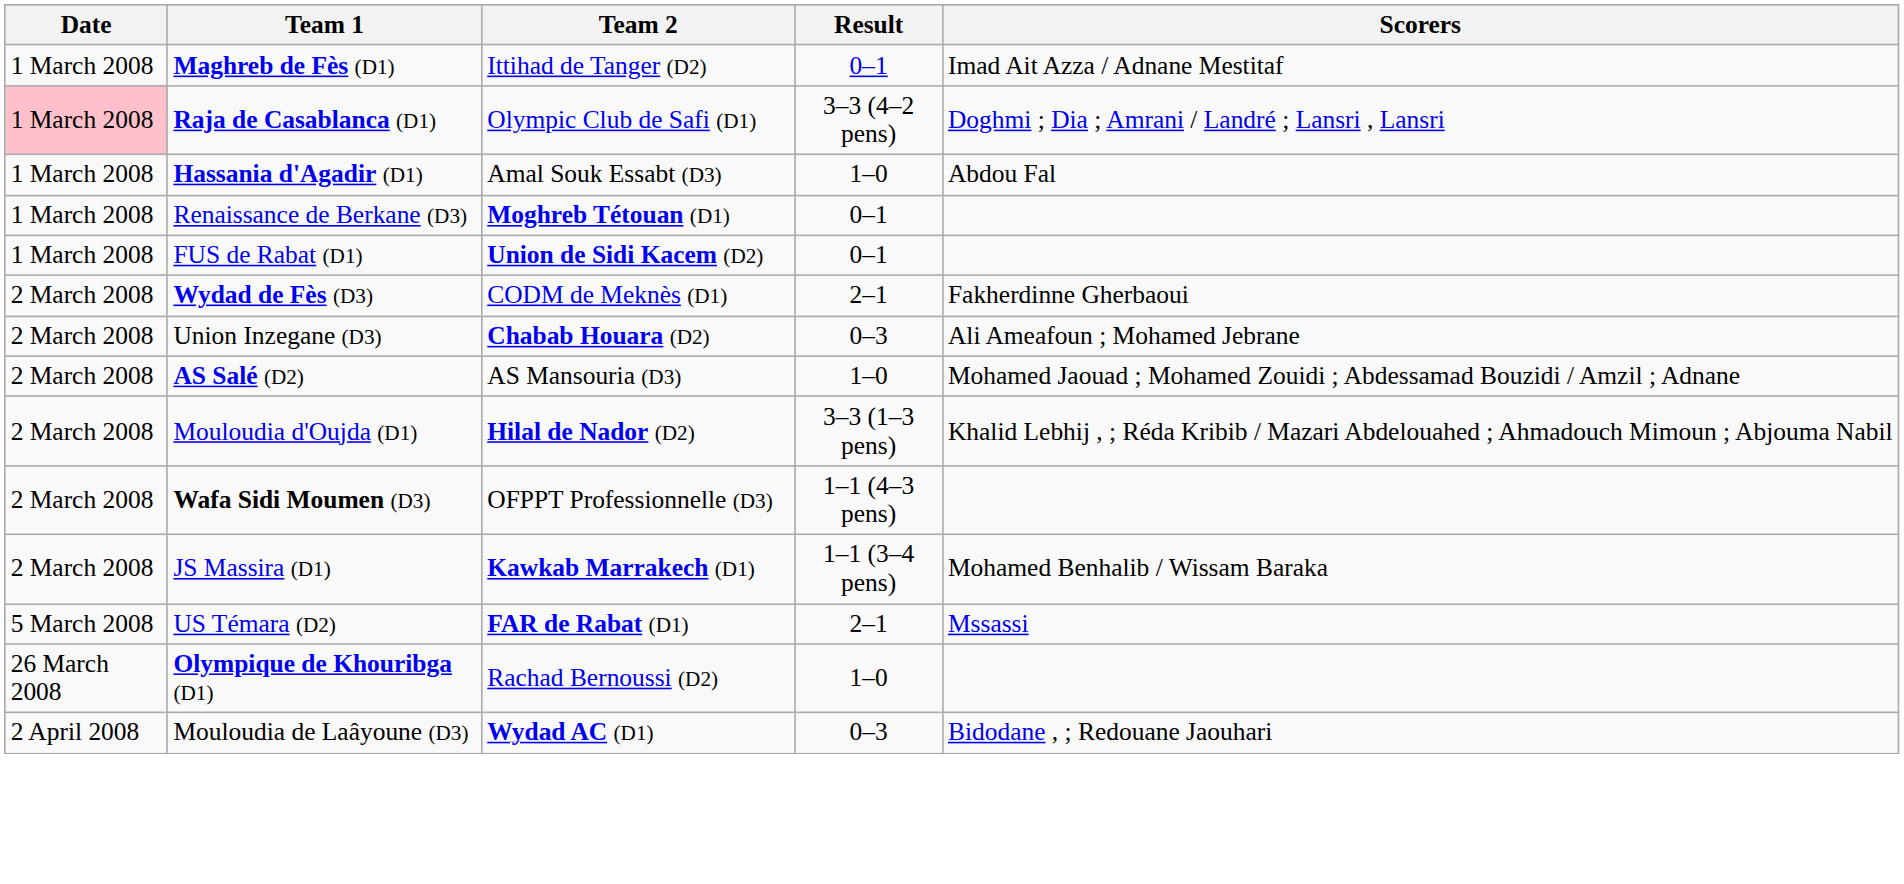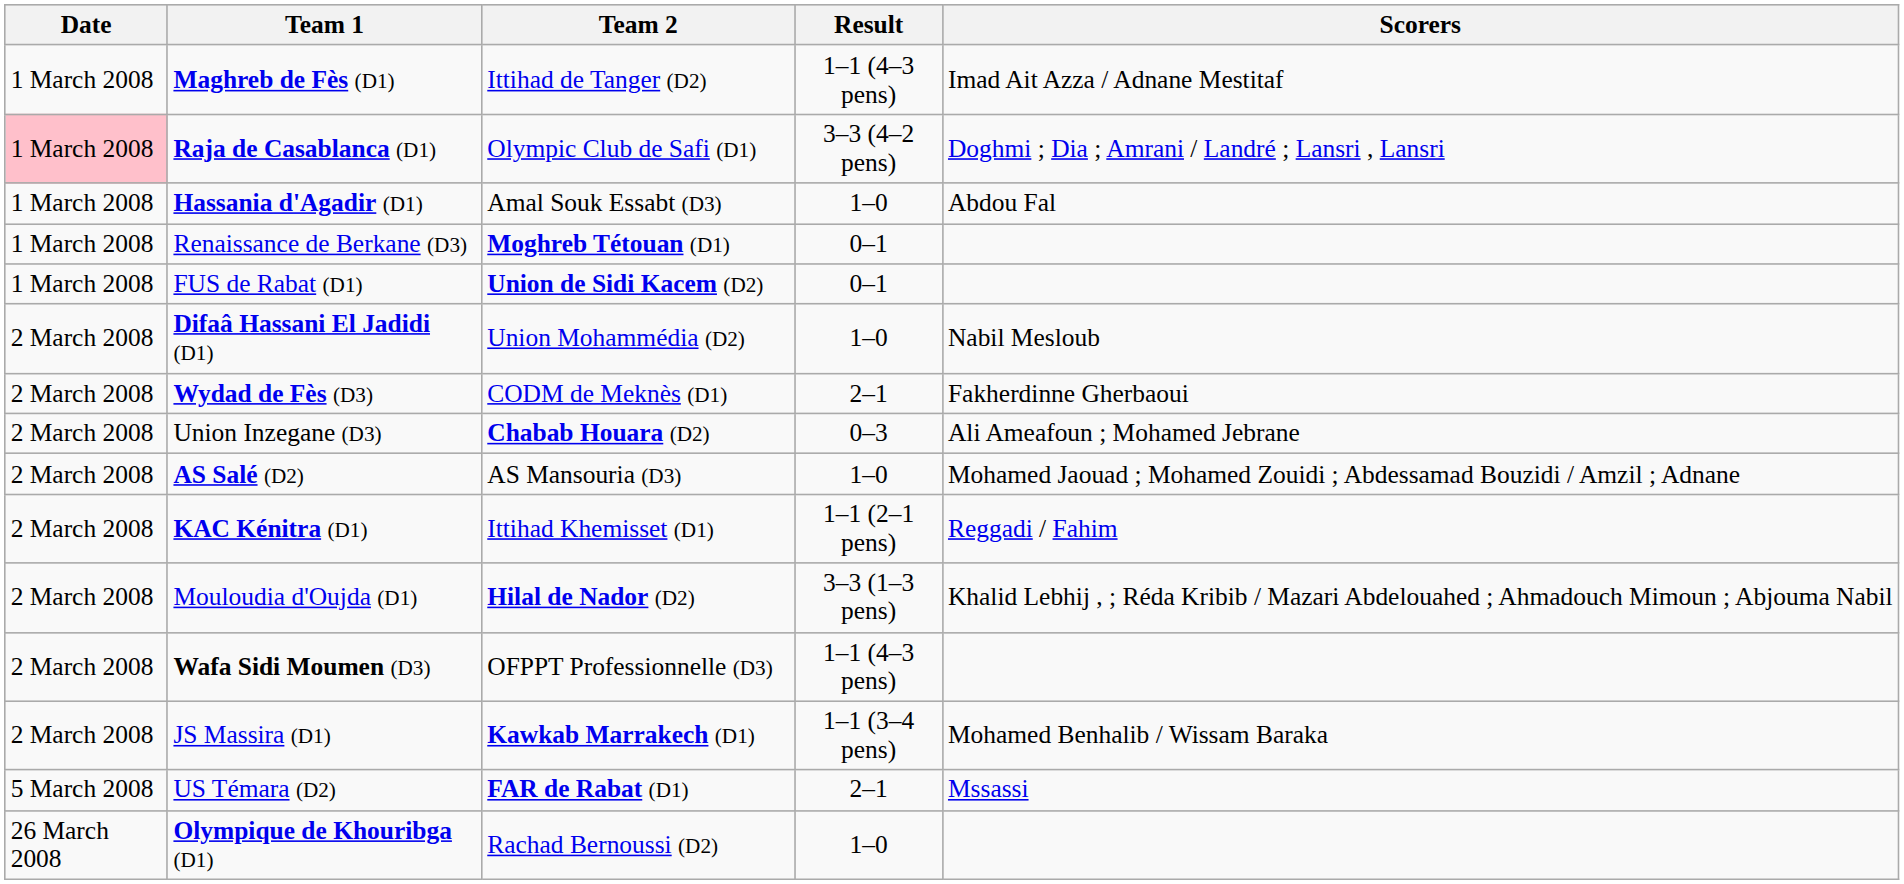(869, 65) 0–1 -> (869, 79) 1–1 (4–3 pens)
+ row: (302, 338)
+ row: (270, 528)
- row: (321, 732)
